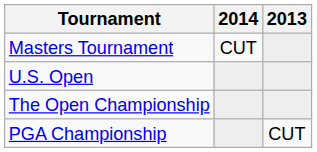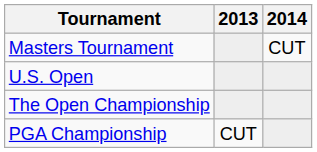columns swapped: (287, 19) <-> (238, 19)
